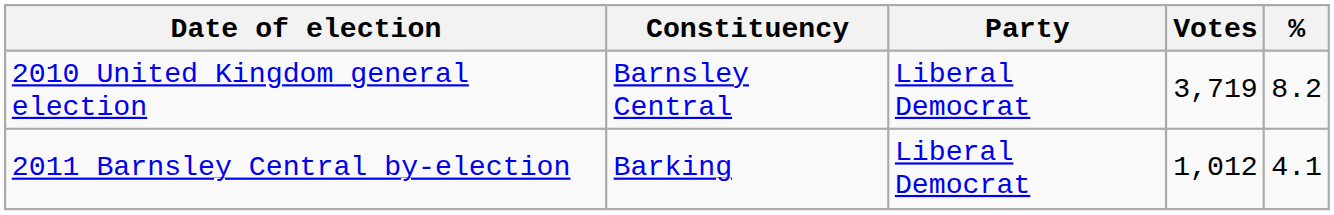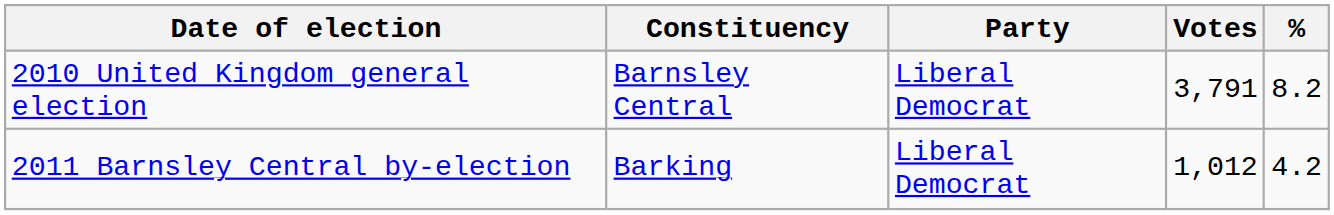(1215, 90) 3,719 -> (1215, 90) 3,791
(1297, 169) 4.1 -> (1297, 169) 4.2
